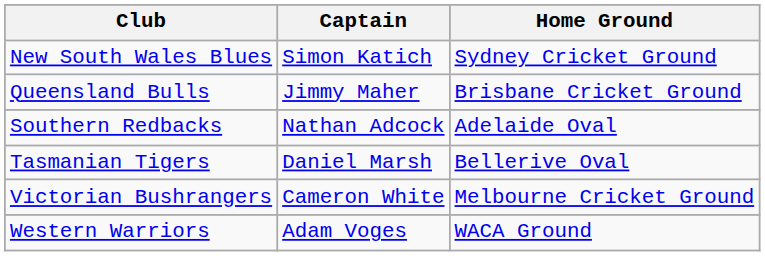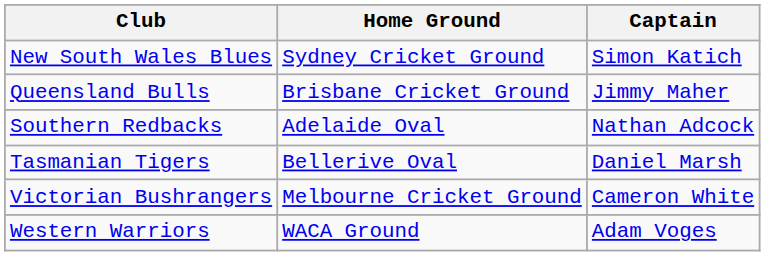columns swapped: (604, 22) <-> (363, 22)
